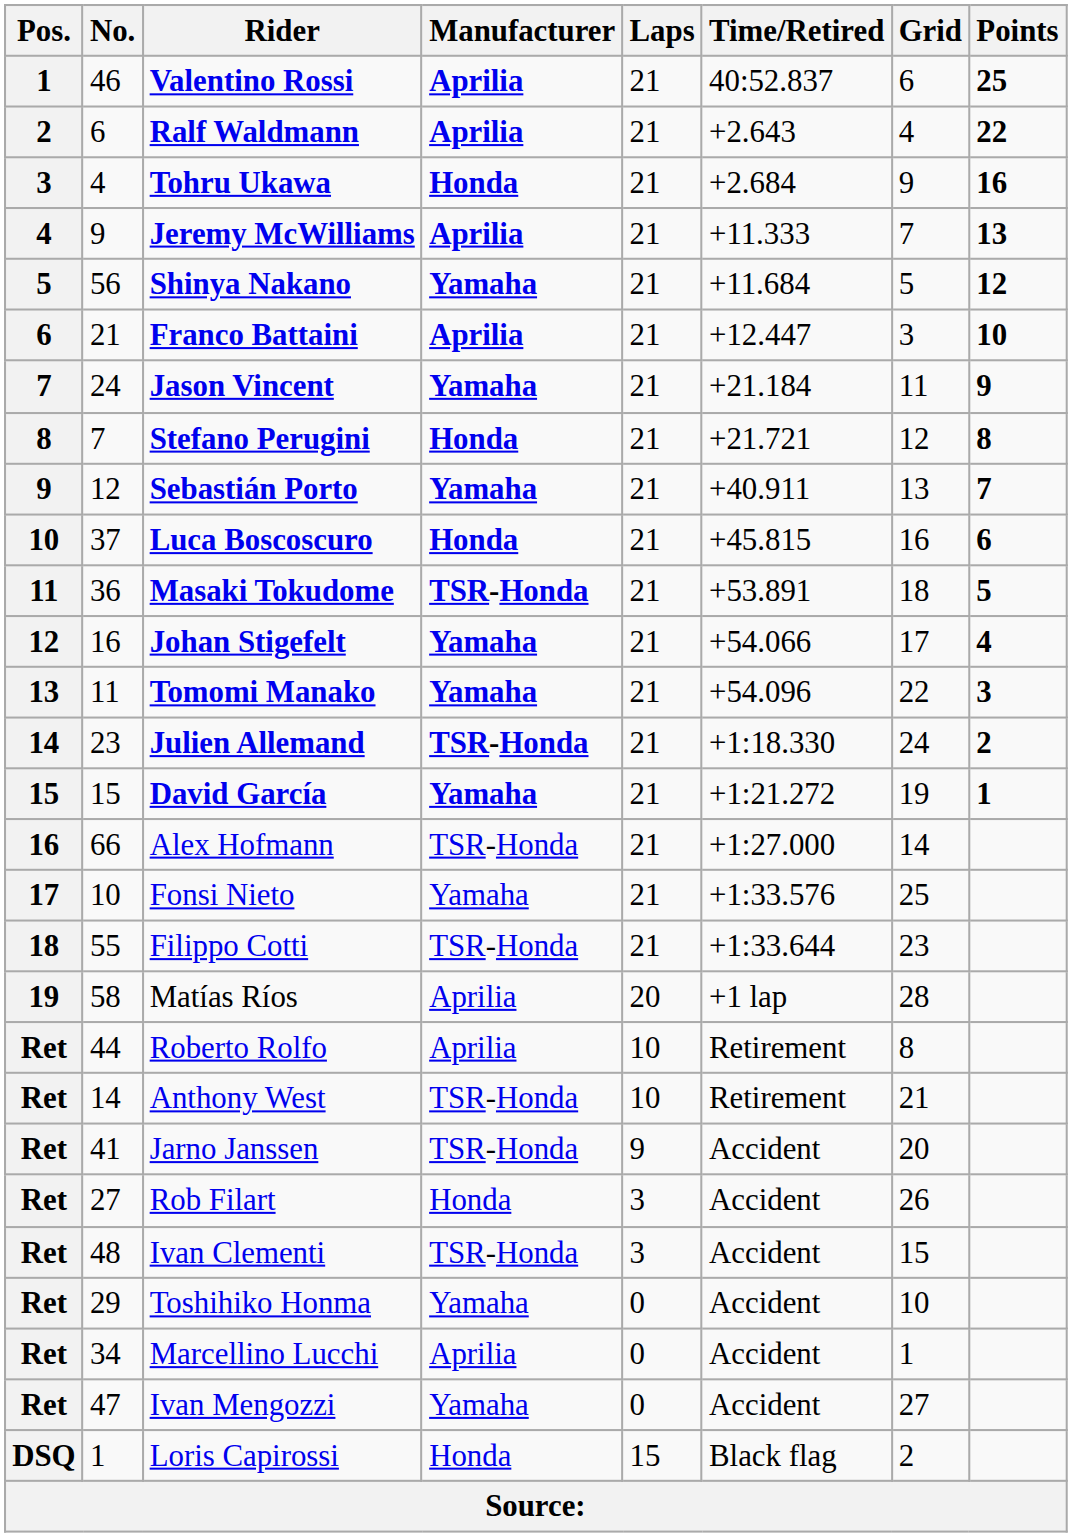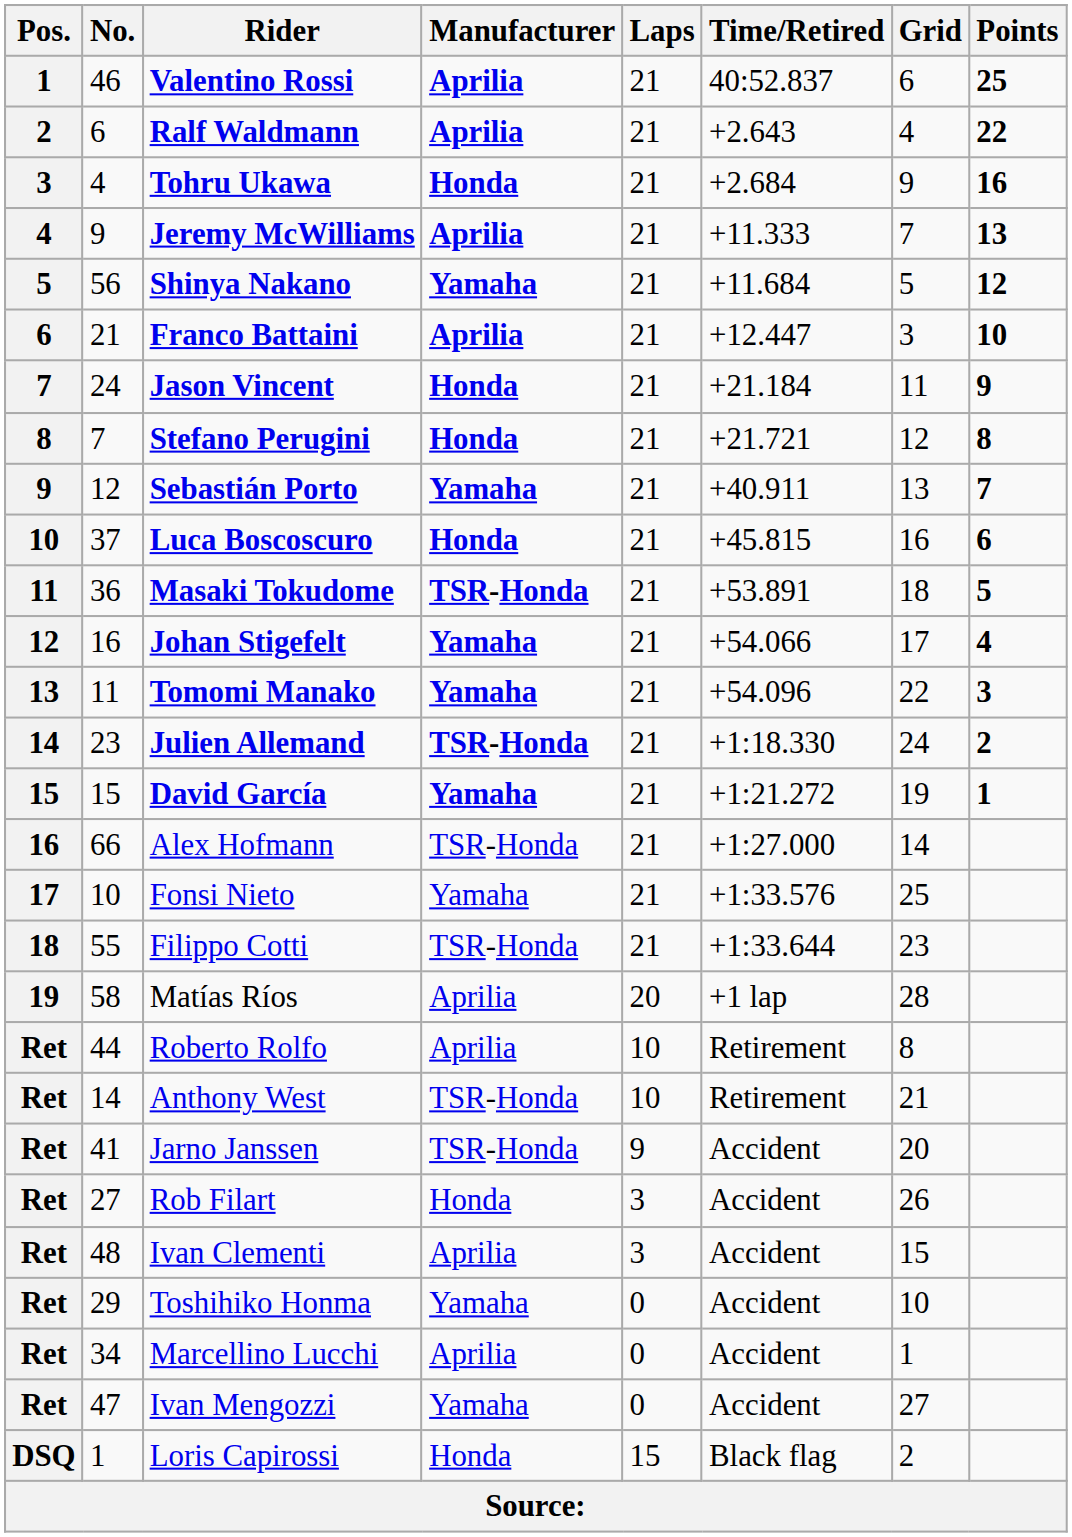(483, 386) Yamaha -> (474, 386) Honda
(504, 1251) TSR-Honda -> (473, 1251) Aprilia
